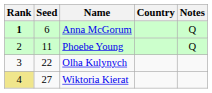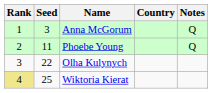(19, 29) bold -> (19, 29) normal
(47, 29) 6 -> (47, 29) 3
(47, 79) 27 -> (47, 79) 25
